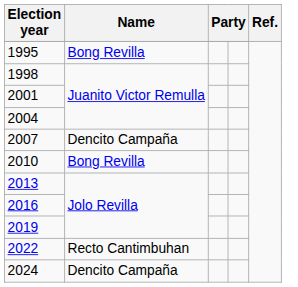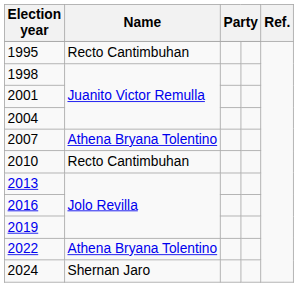(106, 52) Bong Revilla -> (128, 52) Recto Cantimbuhan
(123, 140) Dencito Campaña -> (142, 140) Athena Bryana Tolentino
(106, 161) Bong Revilla -> (128, 161) Recto Cantimbuhan
(128, 249) Recto Cantimbuhan -> (142, 249) Athena Bryana Tolentino
(123, 270) Dencito Campaña -> (109, 270) Shernan Jaro
